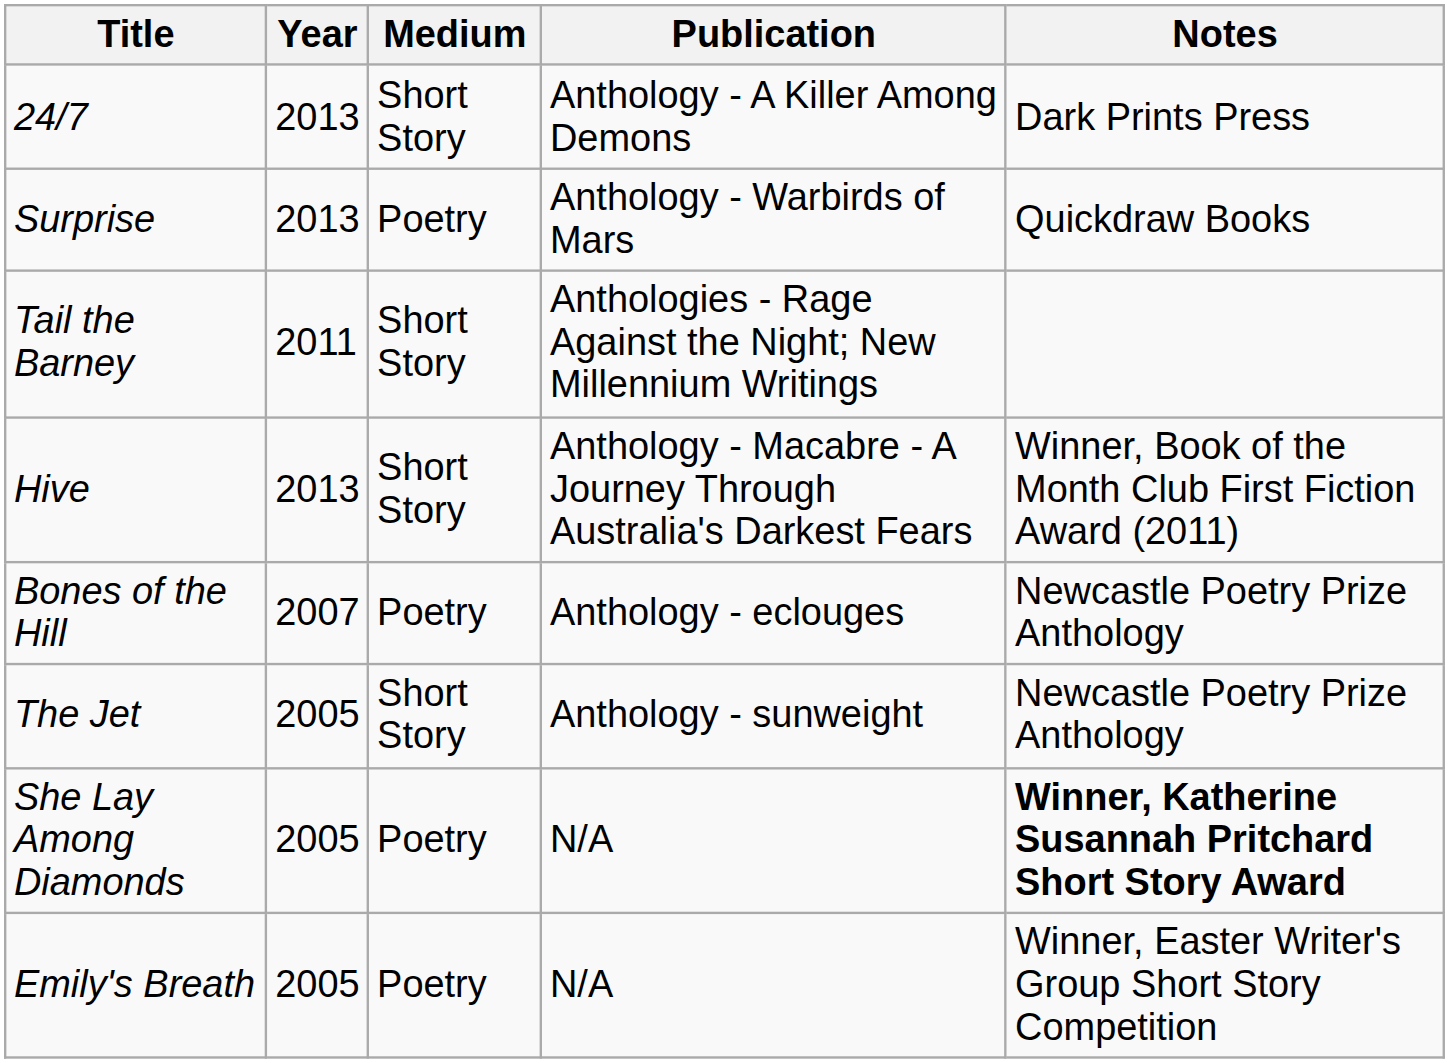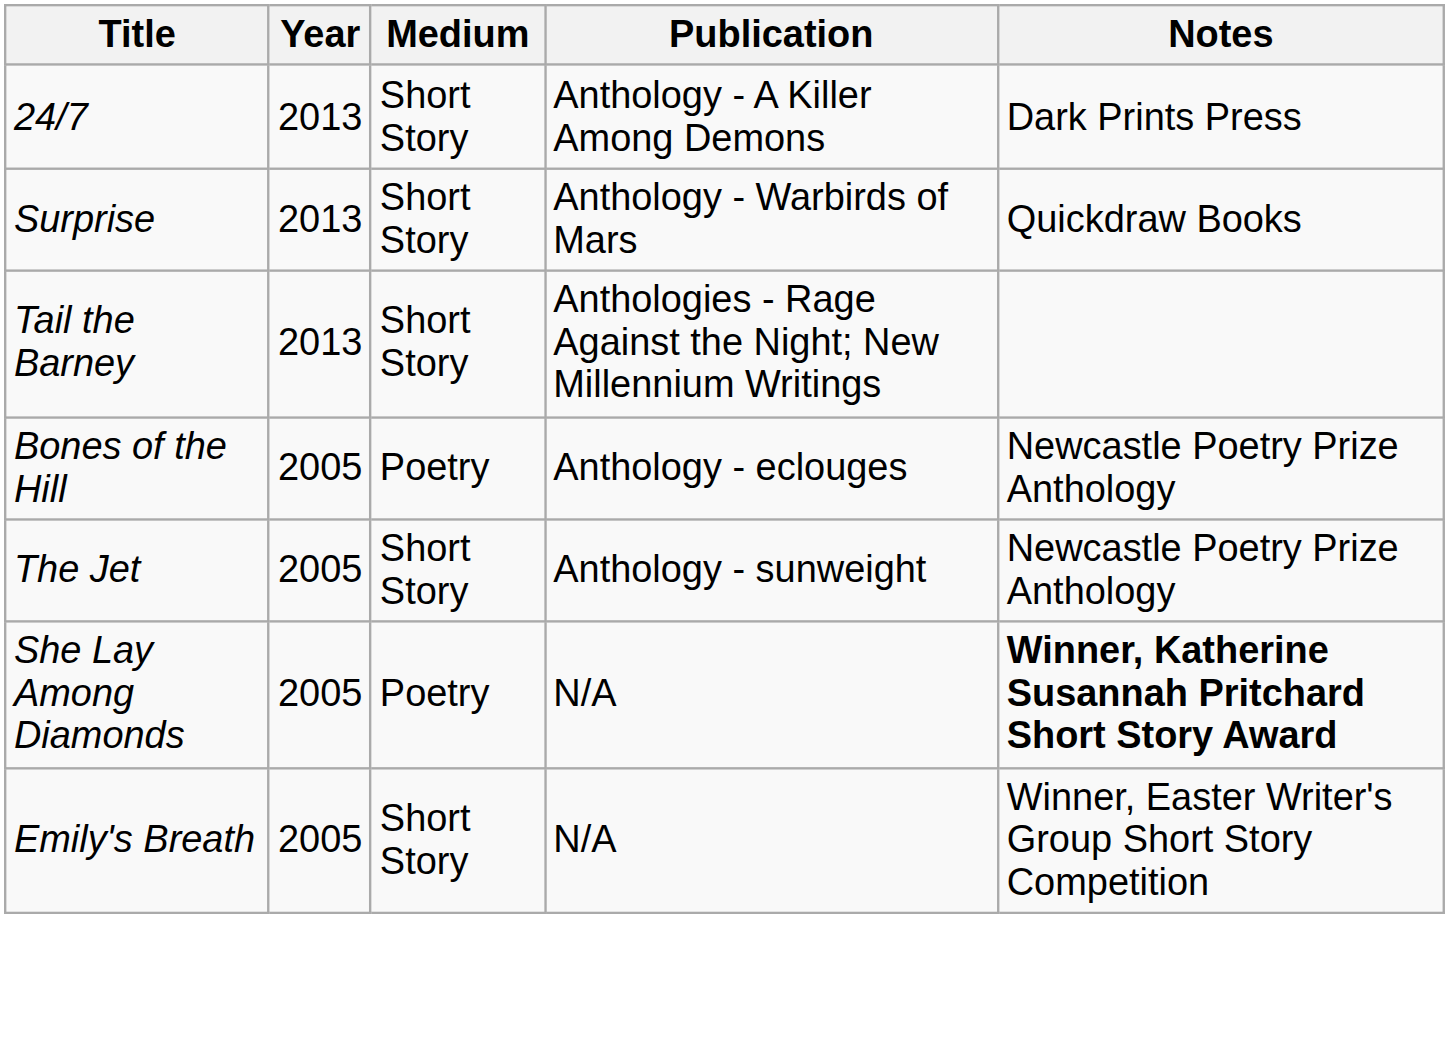(432, 218) Poetry -> (425, 218) Short Story
(316, 342) 2011 -> (320, 342) 2013
- row: (52, 488)
(317, 612) 2007 -> (320, 467) 2005
(432, 984) Poetry -> (425, 839) Short Story
